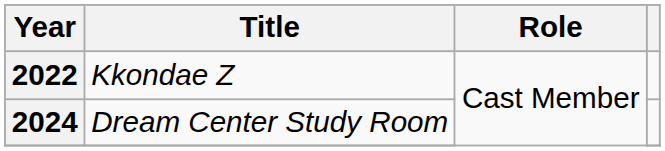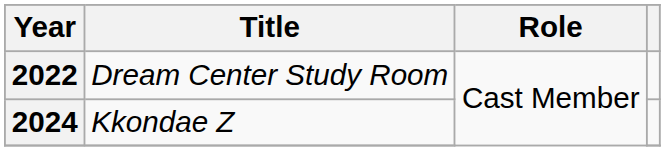(163, 74) Kkondae Z -> (270, 74) Dream Center Study Room
(270, 121) Dream Center Study Room -> (163, 121) Kkondae Z
